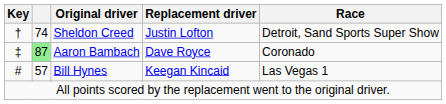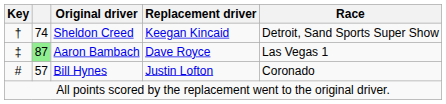(179, 33) Justin Lofton -> (187, 33) Keegan Kincaid
(288, 52) Coronado -> (295, 52) Las Vegas 1
(187, 71) Keegan Kincaid -> (179, 71) Justin Lofton
(295, 71) Las Vegas 1 -> (288, 71) Coronado
